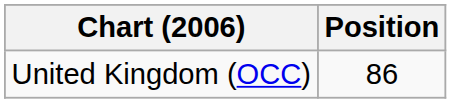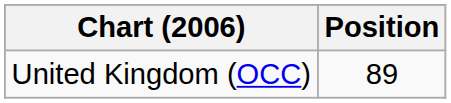(382, 73) 86 -> (382, 73) 89
